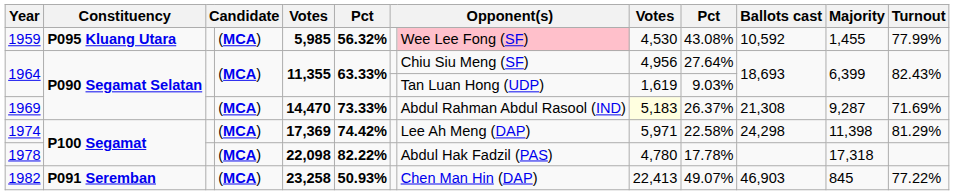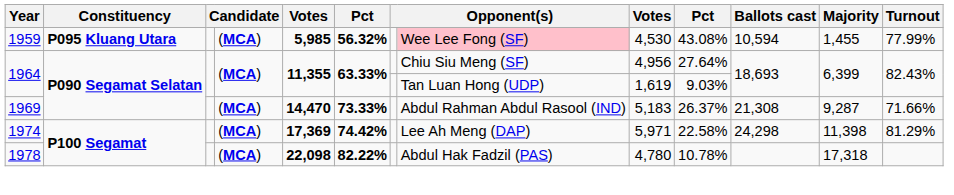(763, 39) 10,592 -> (757, 39) 10,594
(659, 108) lightyellow background -> (653, 108) no background
(916, 108) 71.69% -> (910, 108) 71.66%
(709, 155) 17.78% -> (703, 155) 10.78%
- row: (24, 178)
